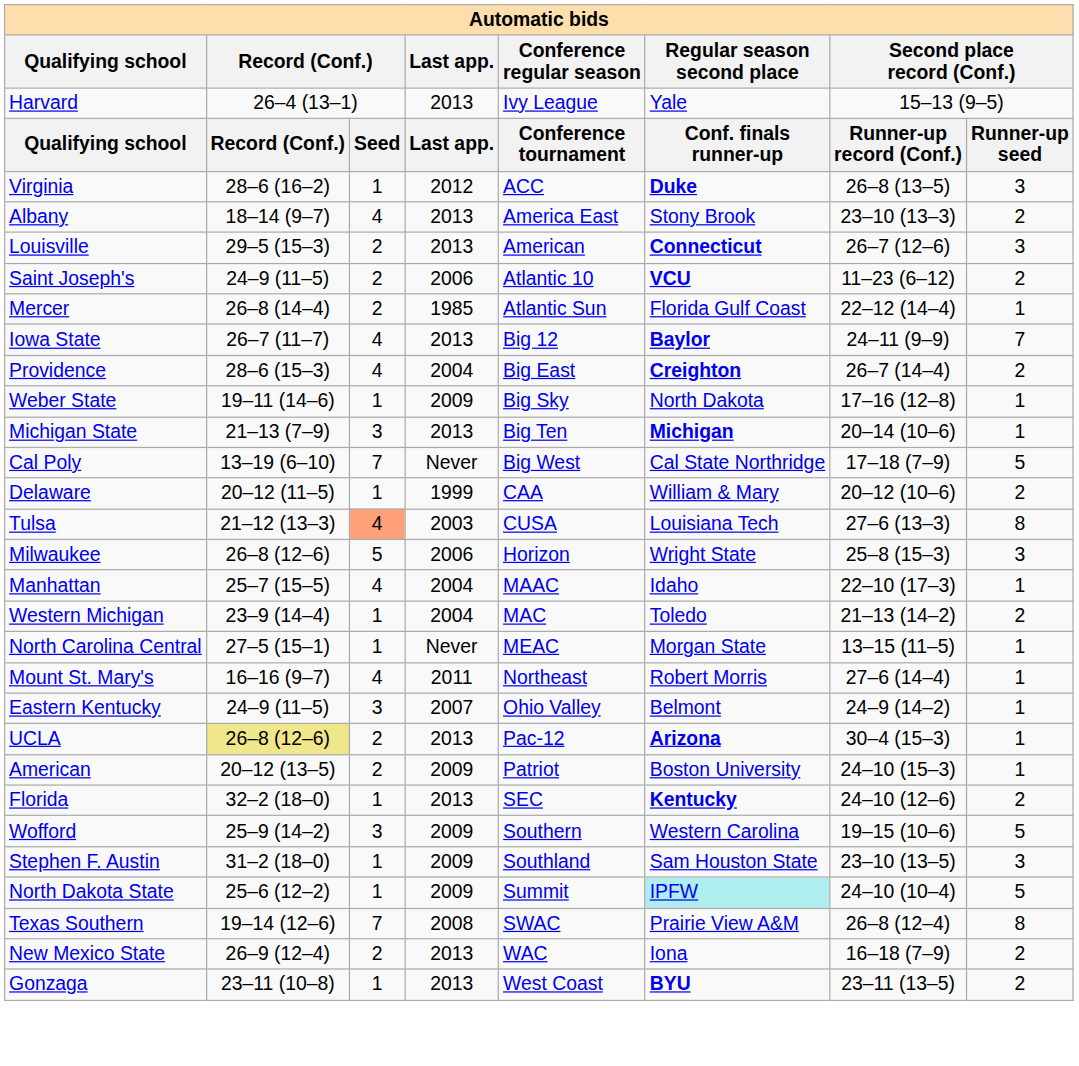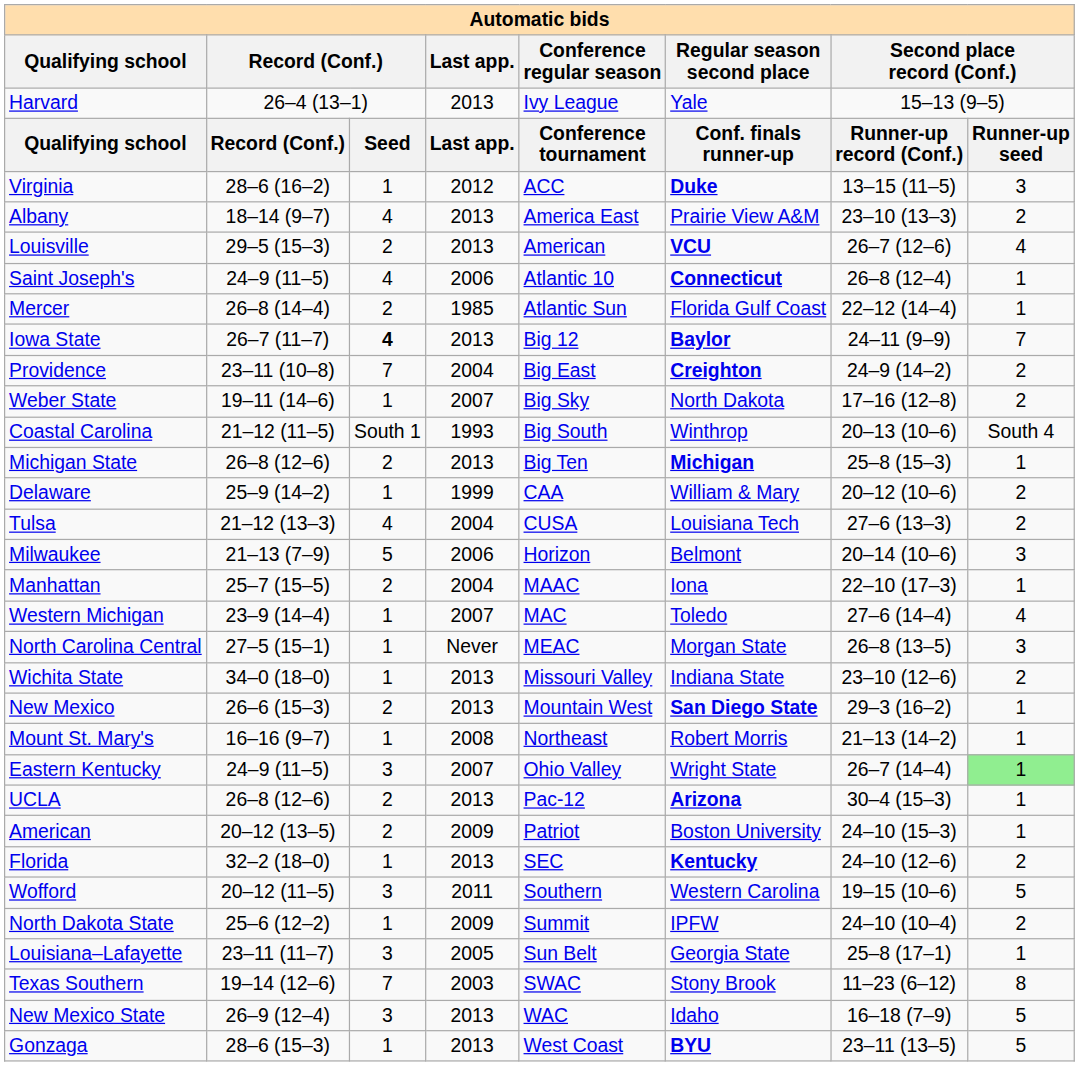(898, 186) 26–8 (13–5) -> (899, 186) 13–15 (11–5)
(702, 216) Stony Brook -> (745, 216) Prairie View A&M
(706, 247) Connecticut -> (691, 247) VCU
(1020, 247) 3 -> (1021, 247) 4
(377, 278) 2 -> (387, 278) 4
(670, 278) VCU -> (726, 278) Connecticut
(898, 278) 11–23 (6–12) -> (899, 278) 26–8 (12–4)
(1020, 278) 2 -> (1021, 278) 1
(377, 339) normal -> (387, 339) bold
(278, 370) 28–6 (15–3) -> (278, 370) 23–11 (10–8)
(377, 370) 4 -> (387, 370) 7
(898, 370) 26–7 (14–4) -> (899, 370) 24–9 (14–2)
(452, 401) 2009 -> (472, 401) 2007
(1020, 401) 1 -> (1021, 401) 2
+ row: (81, 431)
(278, 431) 21–13 (7–9) -> (278, 462) 26–8 (12–6)
(377, 431) 3 -> (387, 462) 2
(898, 431) 20–14 (10–6) -> (899, 462) 25–8 (15–3)
- row: (45, 462)
(278, 493) 20–12 (11–5) -> (278, 493) 25–9 (14–2)
(377, 523) lightsalmon background -> (387, 523) no background
(452, 523) 2003 -> (472, 523) 2004
(1020, 523) 8 -> (1021, 523) 2
(278, 554) 26–8 (12–6) -> (278, 554) 21–13 (7–9)
(703, 554) Wright State -> (706, 554) Belmont
(898, 554) 25–8 (15–3) -> (899, 554) 20–14 (10–6)
(377, 585) 4 -> (387, 585) 2
(674, 585) Idaho -> (689, 585) Iona
(452, 616) 2004 -> (472, 616) 2007
(898, 616) 21–13 (14–2) -> (899, 616) 27–6 (14–4)
(1020, 616) 2 -> (1021, 616) 4
(898, 646) 13–15 (11–5) -> (899, 646) 26–8 (13–5)
(1020, 646) 1 -> (1021, 646) 3
+ row: (66, 677)
+ row: (62, 708)
(377, 677) 4 -> (387, 738) 1
(452, 677) 2011 -> (472, 738) 2008
(898, 677) 27–6 (14–4) -> (899, 738) 21–13 (14–2)
(685, 708) Belmont -> (723, 769) Wright State
(898, 708) 24–9 (14–2) -> (899, 769) 26–7 (14–4)
(1020, 708) no background -> (1021, 769) lightgreen background
(278, 738) khaki background -> (278, 800) no background
(278, 831) 25–9 (14–2) -> (278, 892) 20–12 (11–5)
(452, 831) 2009 -> (472, 892) 2011
- row: (84, 861)
(674, 892) paleturquoise background -> (694, 923) no background
(1020, 892) 5 -> (1021, 923) 2
+ row: (96, 953)
(452, 923) 2008 -> (472, 984) 2003
(724, 923) Prairie View A&M -> (723, 984) Stony Brook
(898, 923) 26–8 (12–4) -> (899, 984) 11–23 (6–12)
(377, 953) 2 -> (387, 1015) 3
(669, 953) Iona -> (694, 1015) Idaho
(1020, 953) 2 -> (1021, 1015) 5
(278, 984) 23–11 (10–8) -> (278, 1045) 28–6 (15–3)
(1020, 984) 2 -> (1021, 1045) 5
